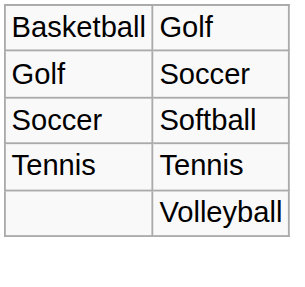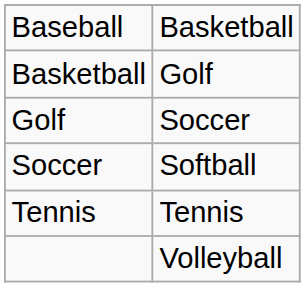+ row: (67, 27)
